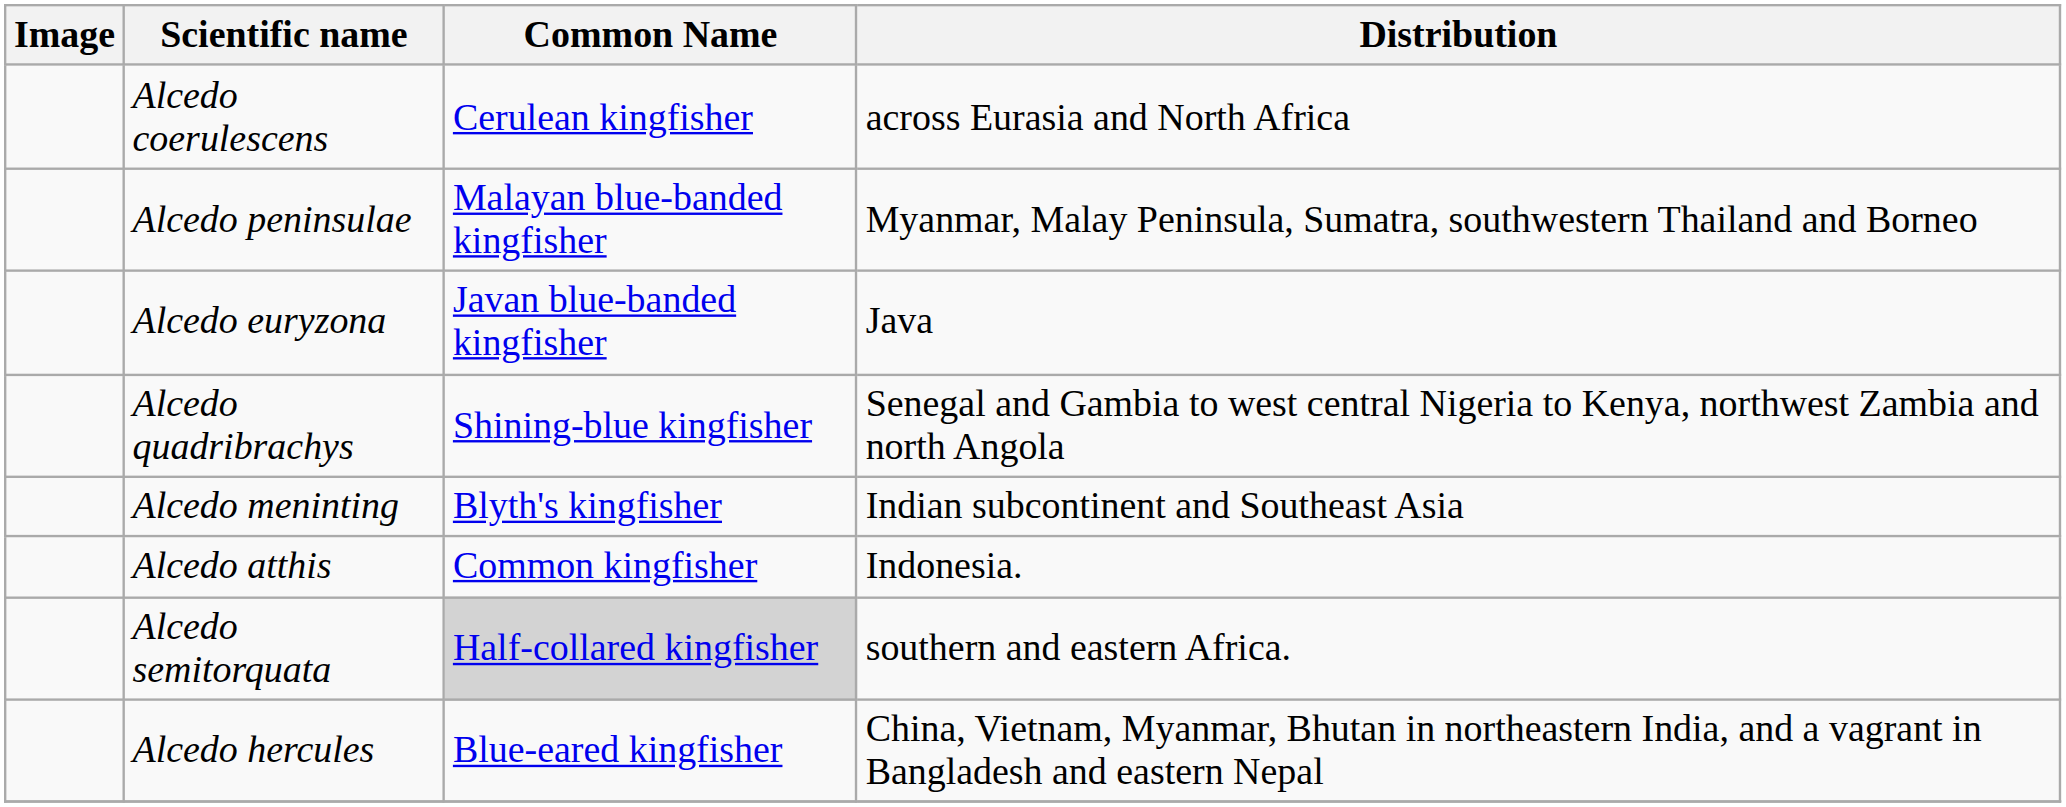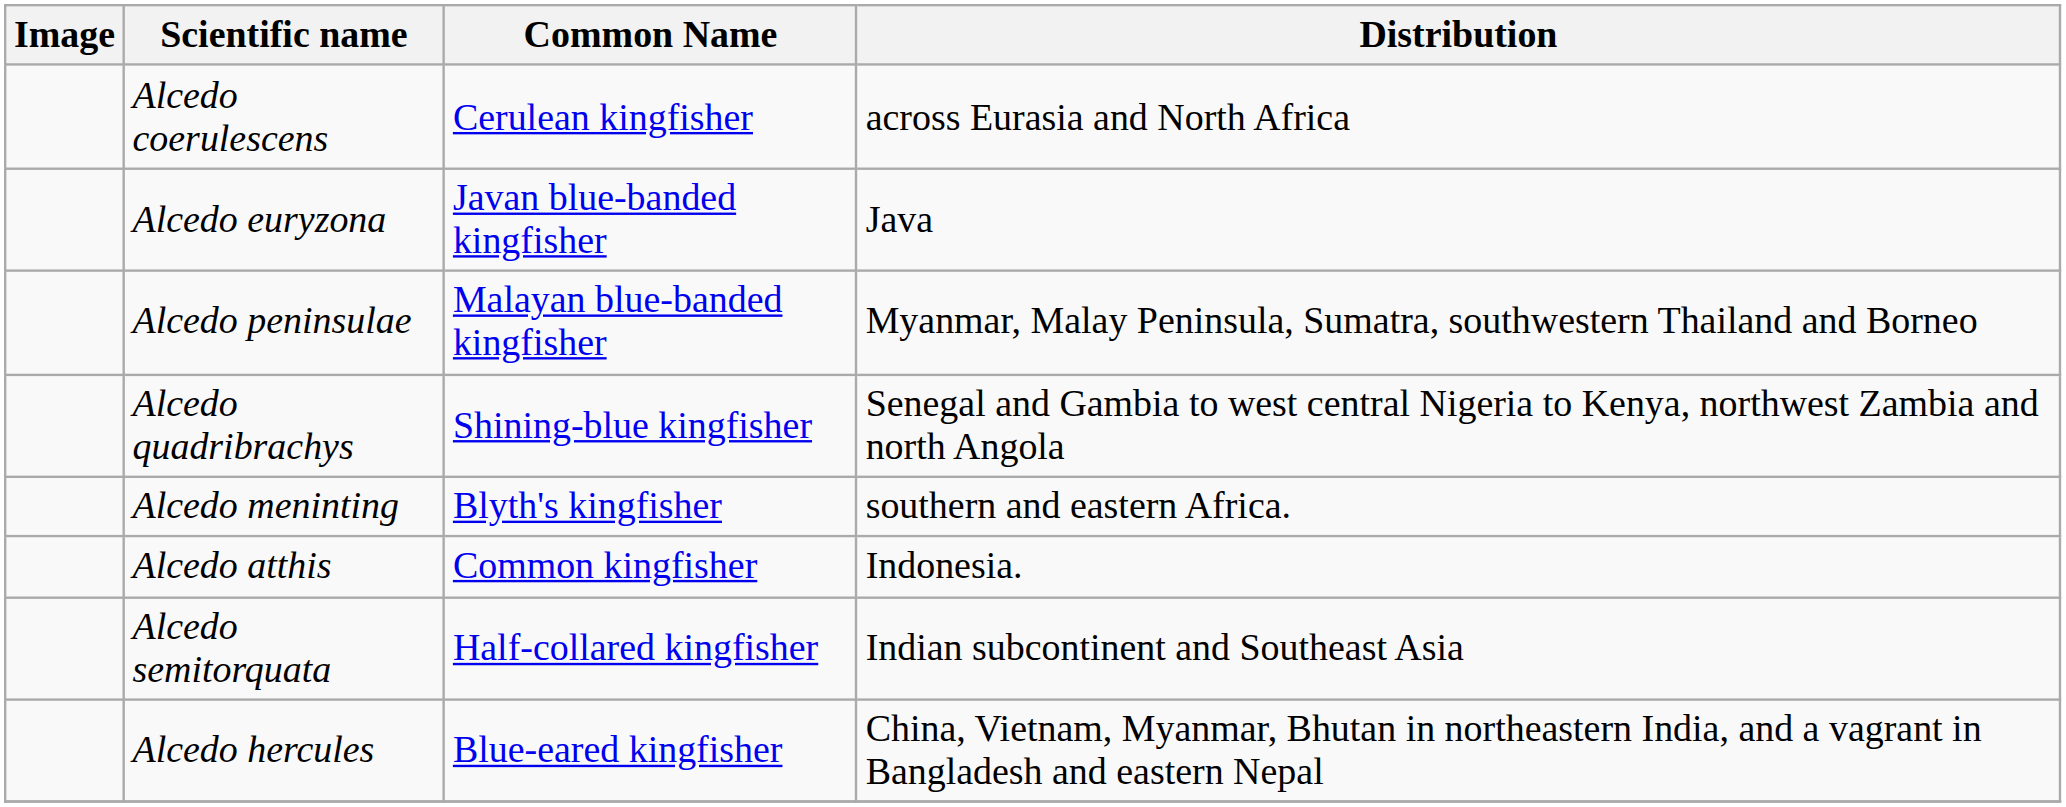rows swapped: (259, 321) <-> (272, 218)
(1165, 505) Indian subcontinent and Southeast Asia -> (1078, 505) southern and eastern Africa.
(636, 647) lightgrey background -> (636, 647) no background
(1078, 647) southern and eastern Africa. -> (1165, 647) Indian subcontinent and Southeast Asia
